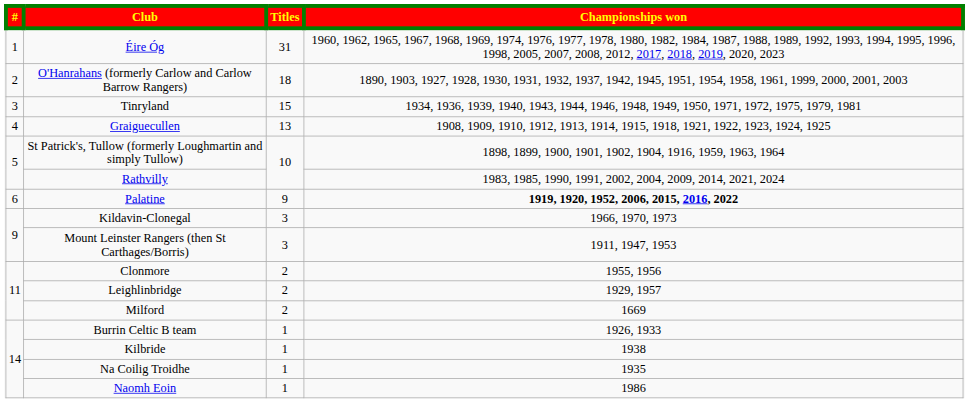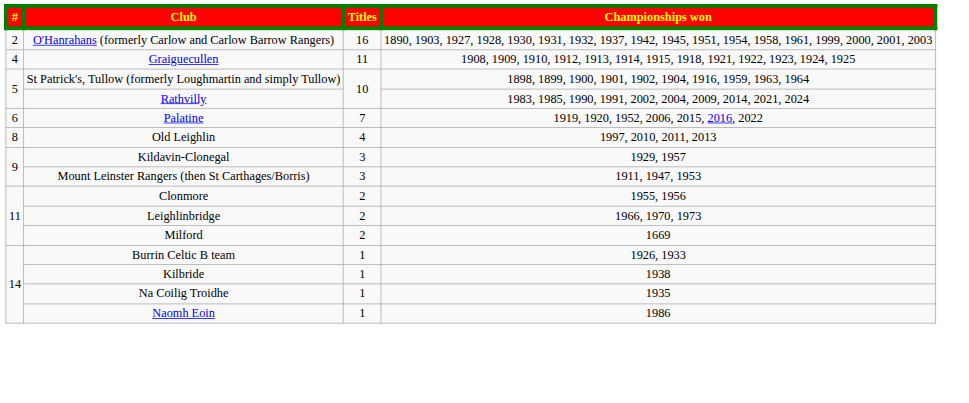- row: (145, 46)
(285, 80) 18 -> (362, 39) 16
- row: (145, 106)
(285, 126) 13 -> (362, 59) 11
(285, 198) 9 -> (362, 118) 7
(633, 198) bold -> (658, 118) normal
+ row: (184, 137)
(633, 218) 1966, 1970, 1973 -> (658, 157) 1929, 1957
(633, 290) 1929, 1957 -> (658, 215) 1966, 1970, 1973
